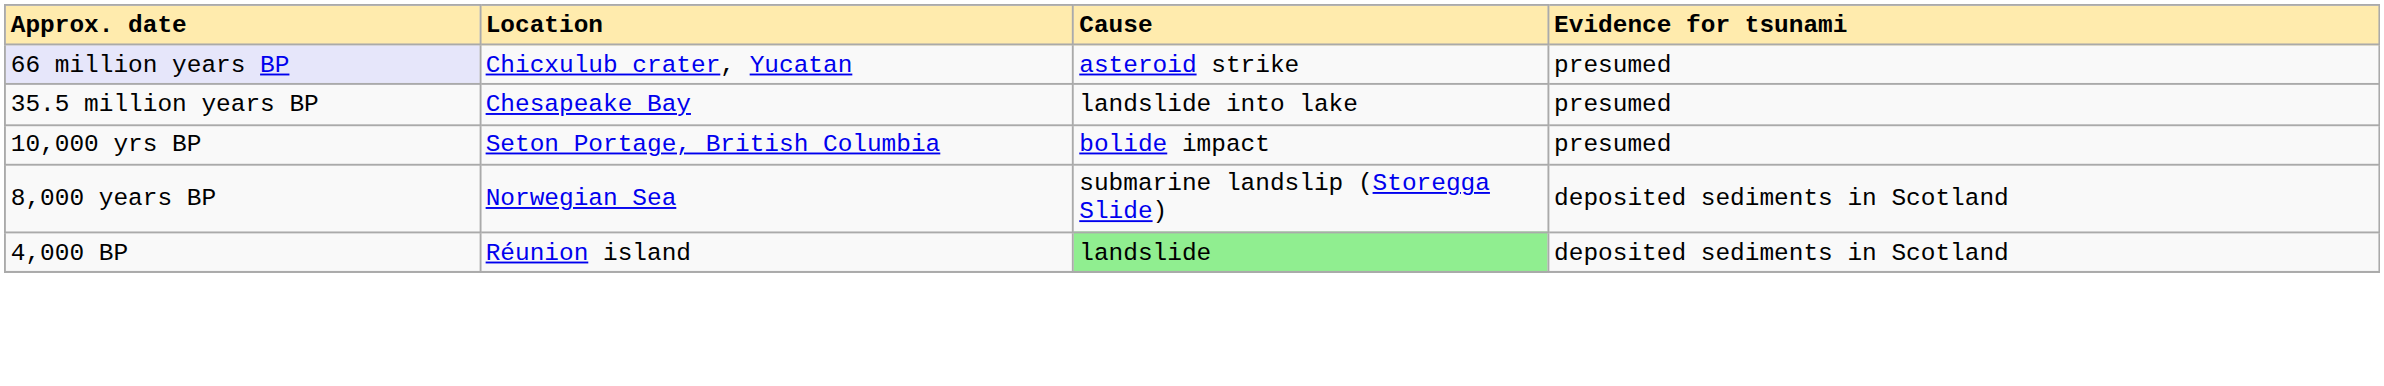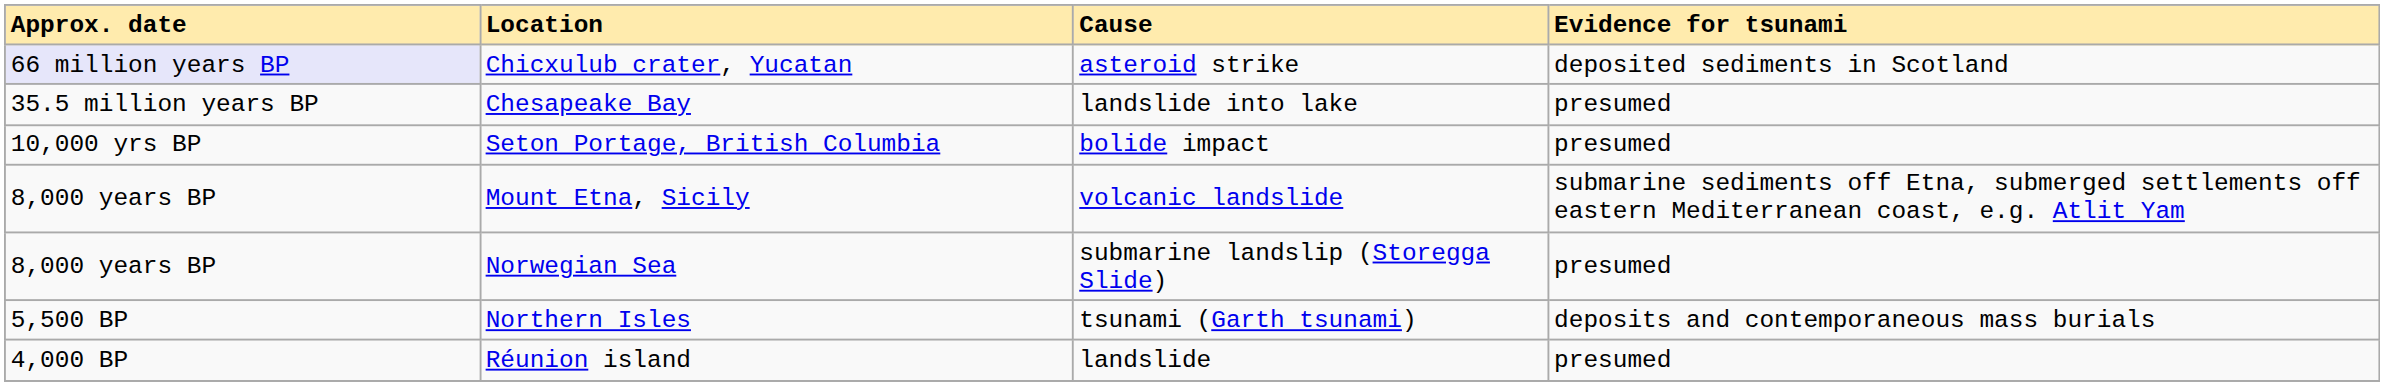(1613, 65) presumed -> (1781, 65) deposited sediments in Scotland
+ row: (618, 198)
(1781, 198) deposited sediments in Scotland -> (1613, 266) presumed
+ row: (588, 320)
(1145, 252) lightgreen background -> (1145, 360) no background
(1781, 252) deposited sediments in Scotland -> (1613, 360) presumed
